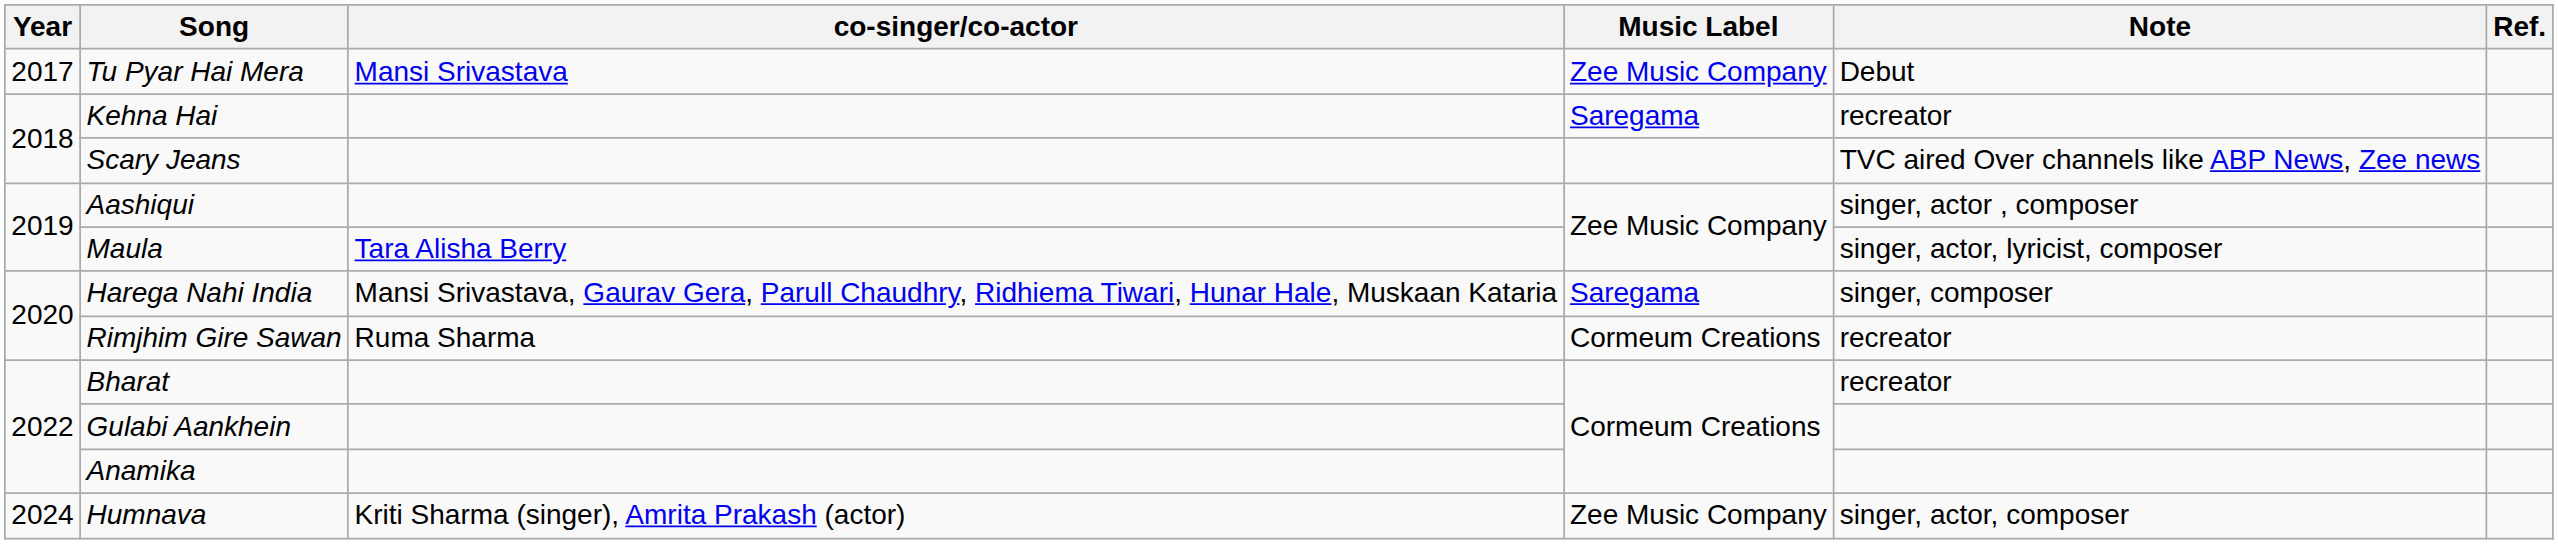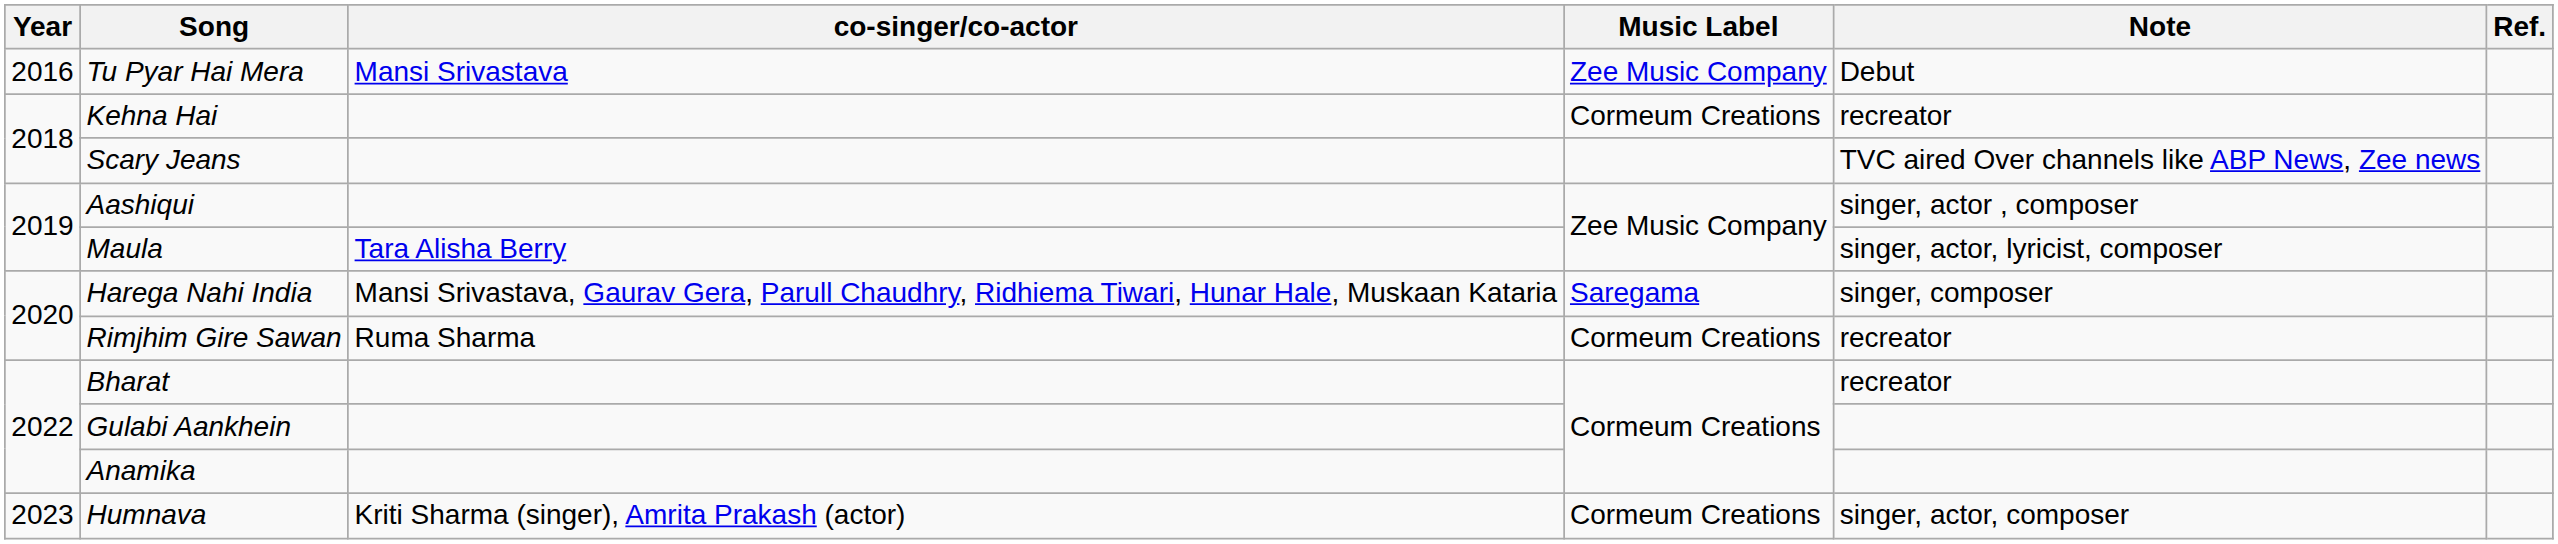(42, 71) 2017 -> (42, 71) 2016
(1635, 115) Saregama -> (1695, 115) Cormeum Creations
(42, 515) 2024 -> (42, 515) 2023
(1698, 515) Zee Music Company -> (1695, 515) Cormeum Creations
